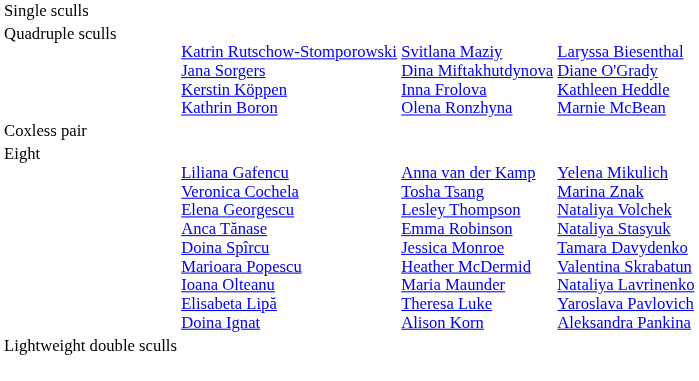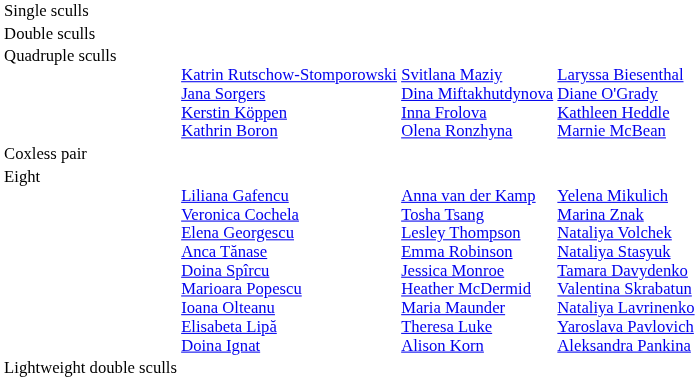+ row: (50, 33)
